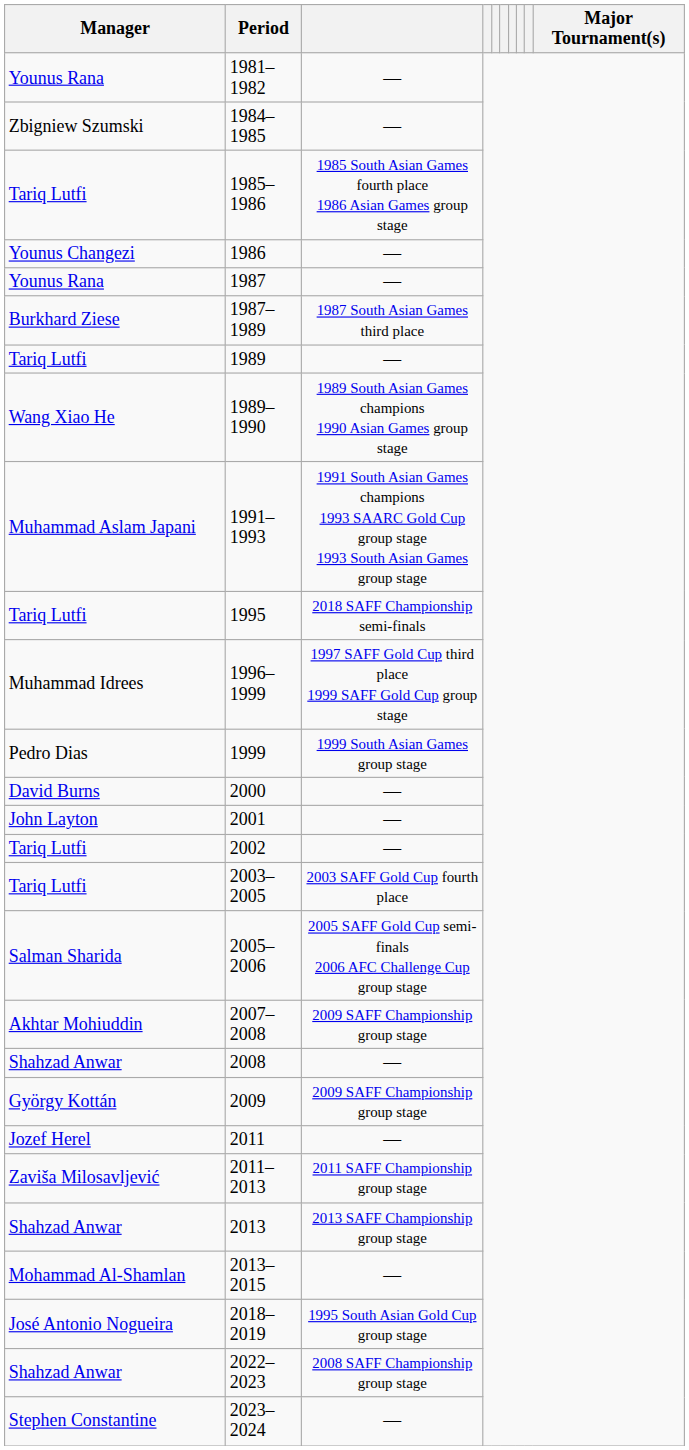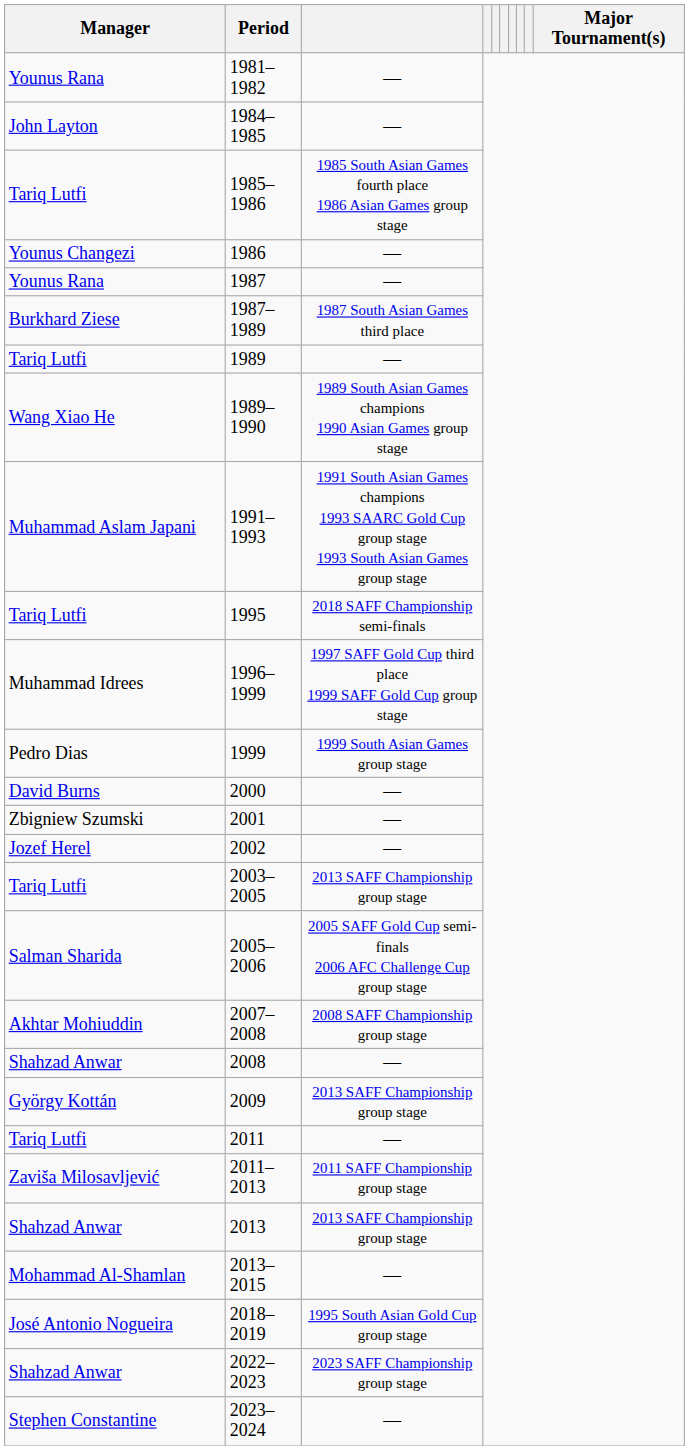(76, 125) Zbigniew Szumski -> (53, 125) John Layton
(53, 819) John Layton -> (76, 819) Zbigniew Szumski
(48, 848) Tariq Lutfi -> (50, 848) Jozef Herel
(392, 887) 2003 SAFF Gold Cup fourth place -> (392, 887) 2013 SAFF Championship group stage
(392, 1025) 2009 SAFF Championship group stage -> (392, 1025) 2008 SAFF Championship group stage
(392, 1102) 2009 SAFF Championship group stage -> (392, 1102) 2013 SAFF Championship group stage
(50, 1139) Jozef Herel -> (48, 1139) Tariq Lutfi
(392, 1373) 2008 SAFF Championship group stage -> (392, 1373) 2023 SAFF Championship group stage
